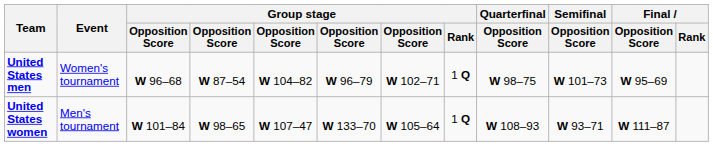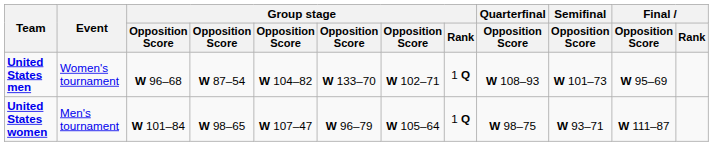(349, 81) W 96–79 -> (349, 81) W 133–70
(513, 81) W 98–75 -> (513, 81) W 108–93
(349, 126) W 133–70 -> (349, 126) W 96–79
(513, 126) W 108–93 -> (513, 126) W 98–75
